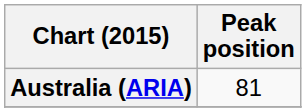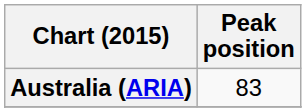(249, 87) 81 -> (249, 87) 83
